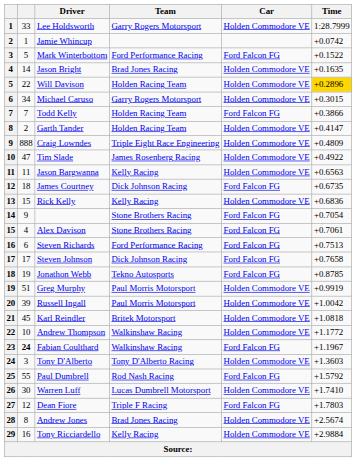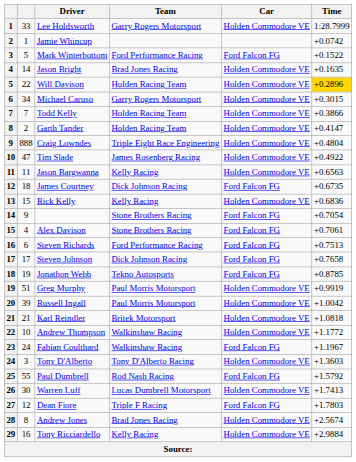(252, 113) Ford Falcon FG -> (267, 113) Holden Commodore VE
(329, 142) +0.4809 -> (329, 142) +0.4804
(26, 317) 45 -> (26, 317) 21
(26, 346) bold -> (26, 346) normal
(329, 390) +1.7410 -> (329, 390) +1.7413
